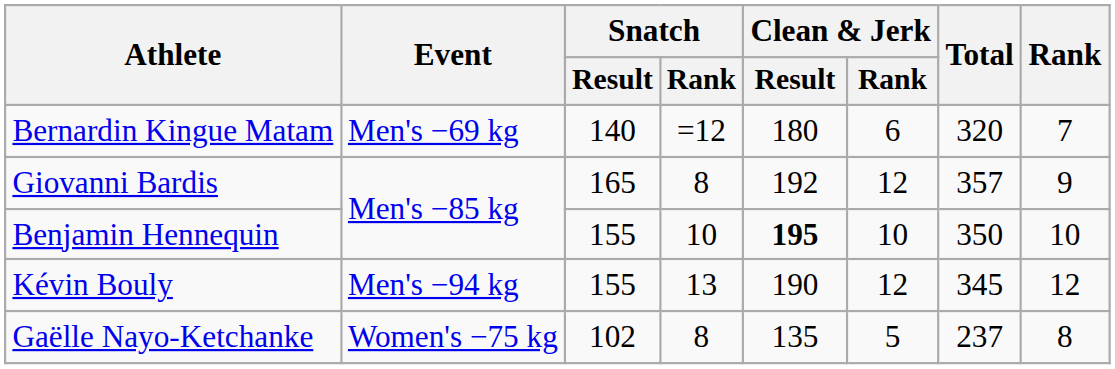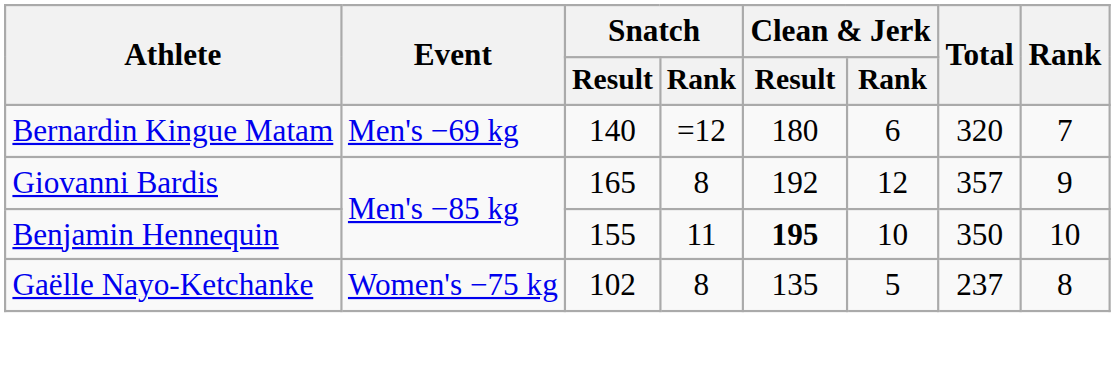(701, 234) 10 -> (701, 234) 11
- row: (93, 285)
